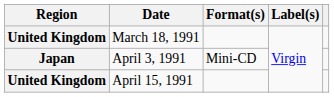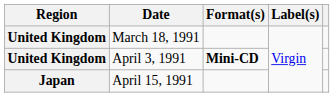(57, 59) Japan -> (57, 59) United Kingdom
(231, 59) normal -> (232, 59) bold
(57, 80) United Kingdom -> (57, 80) Japan
